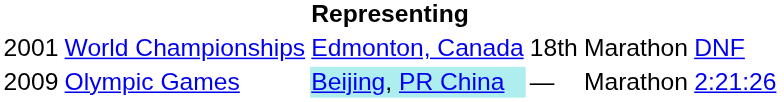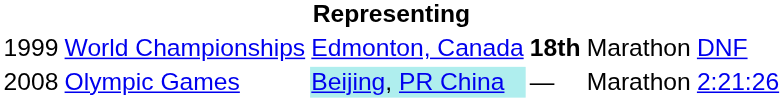(31, 48) 2001 -> (31, 48) 1999
(554, 48) normal -> (555, 48) bold
(31, 81) 2009 -> (31, 81) 2008
